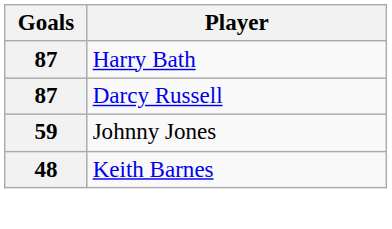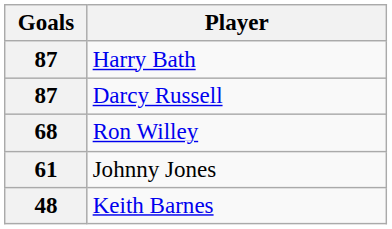+ row: (145, 132)
(46, 132) 59 -> (46, 168) 61
